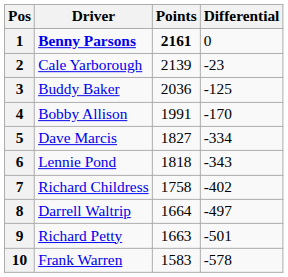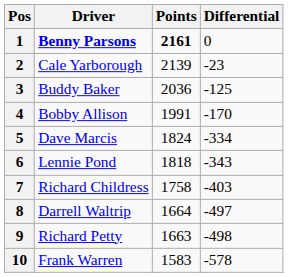(176, 138) 1827 -> (176, 138) 1824
(218, 187) -402 -> (218, 187) -403
(218, 235) -501 -> (218, 235) -498
